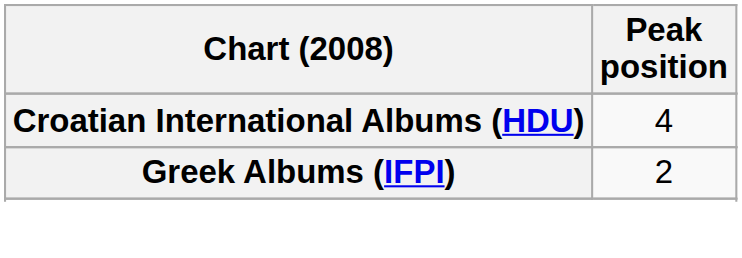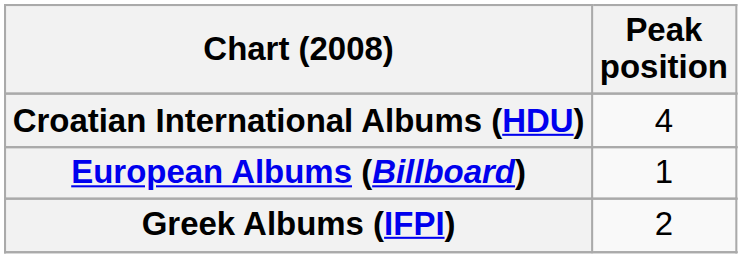+ row: (299, 172)
